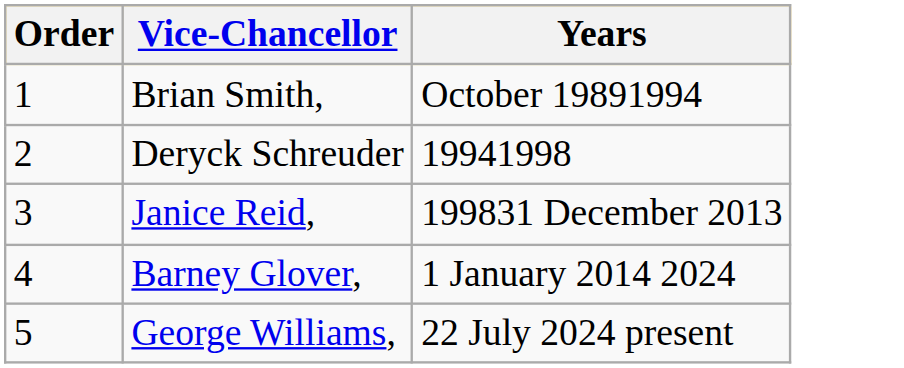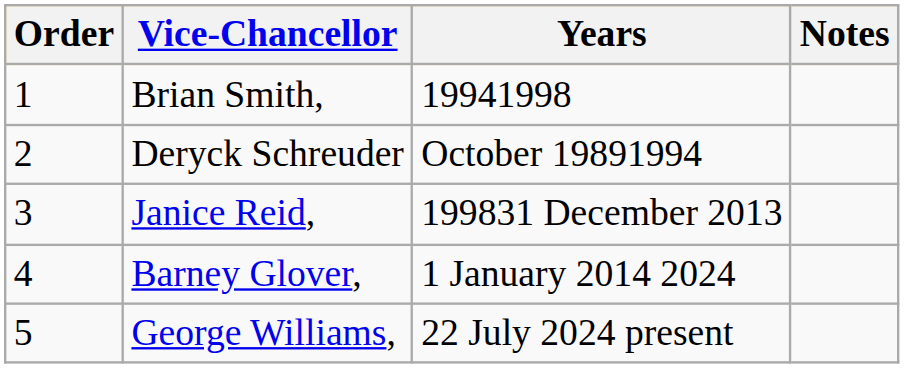+ column: (845, 34)
(562, 93) October 19891994 -> (496, 93) 19941998
(496, 153) 19941998 -> (562, 153) October 19891994
